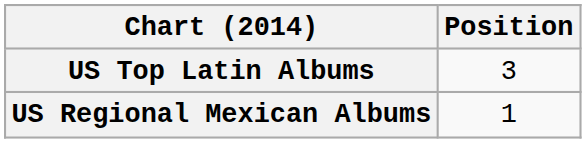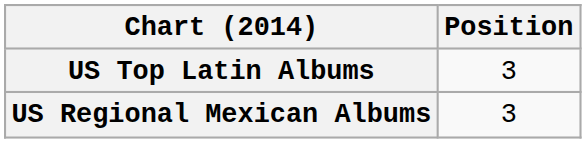(509, 115) 1 -> (509, 115) 3
